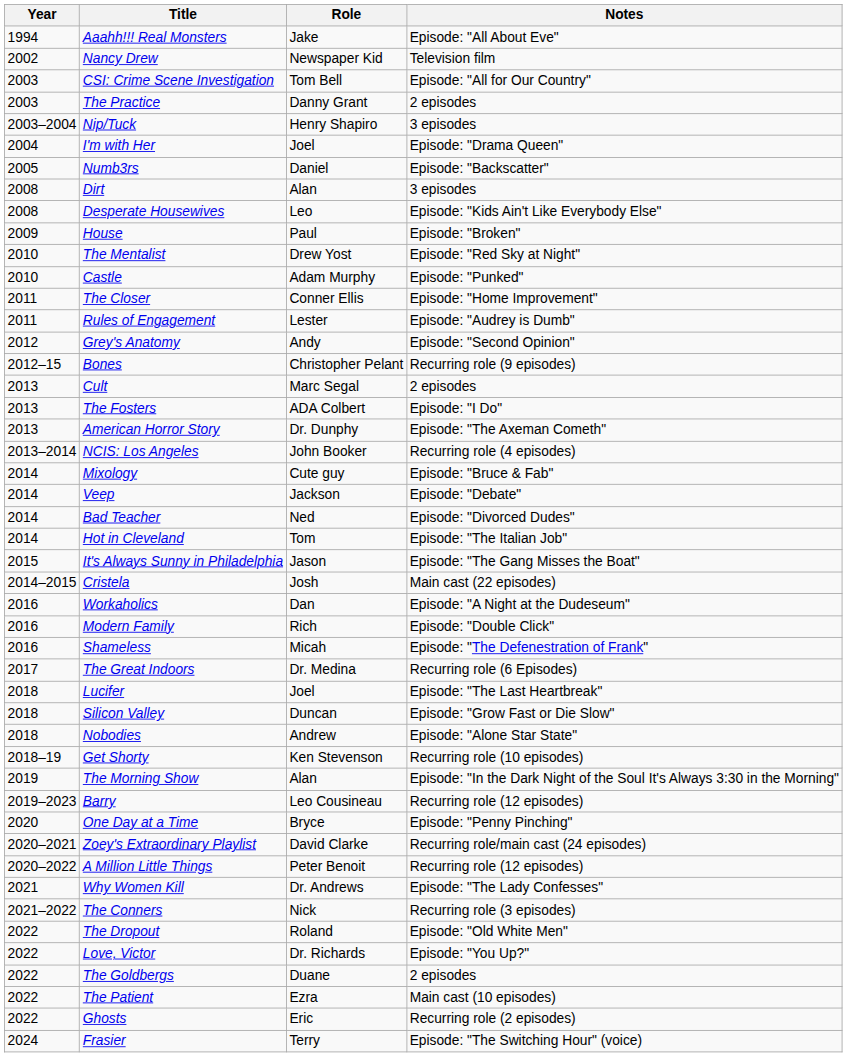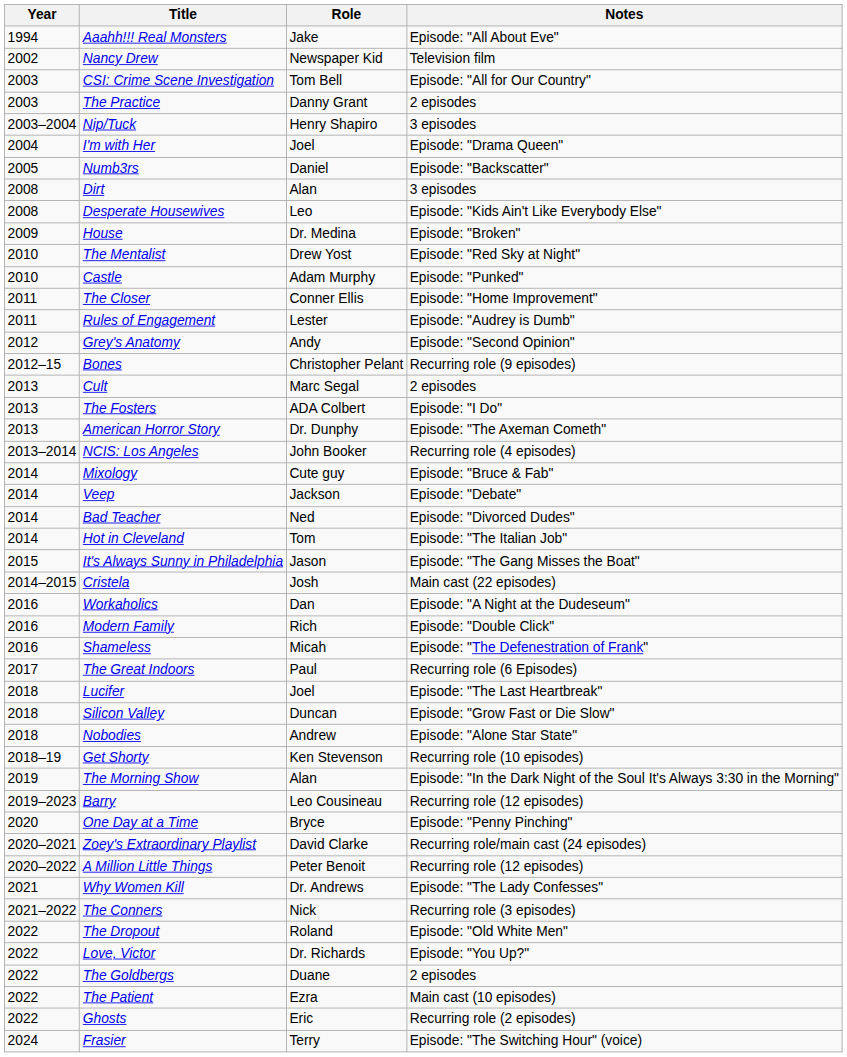(303, 233) Paul -> (323, 233) Dr. Medina
(323, 670) Dr. Medina -> (303, 670) Paul
